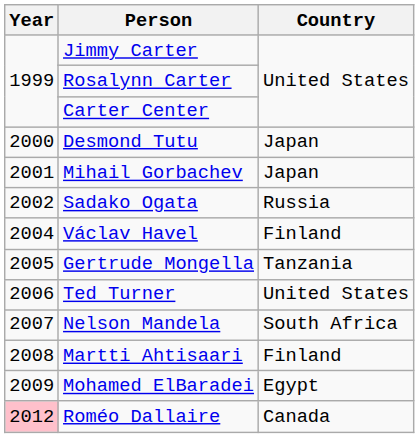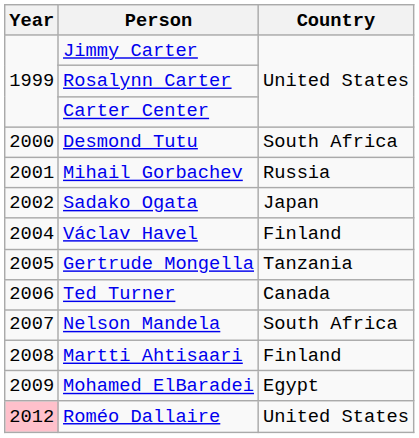(291, 142) Japan -> (330, 142) South Africa
(291, 173) Japan -> (297, 173) Russia
(297, 203) Russia -> (291, 203) Japan
(336, 295) United States -> (297, 295) Canada
(297, 417) Canada -> (336, 417) United States
